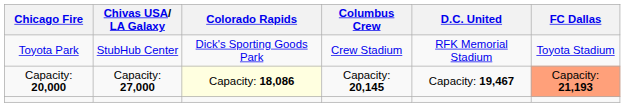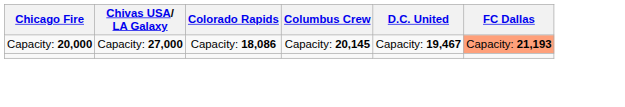- row: (49, 50)
(252, 81) lightyellow background -> (233, 44) no background
